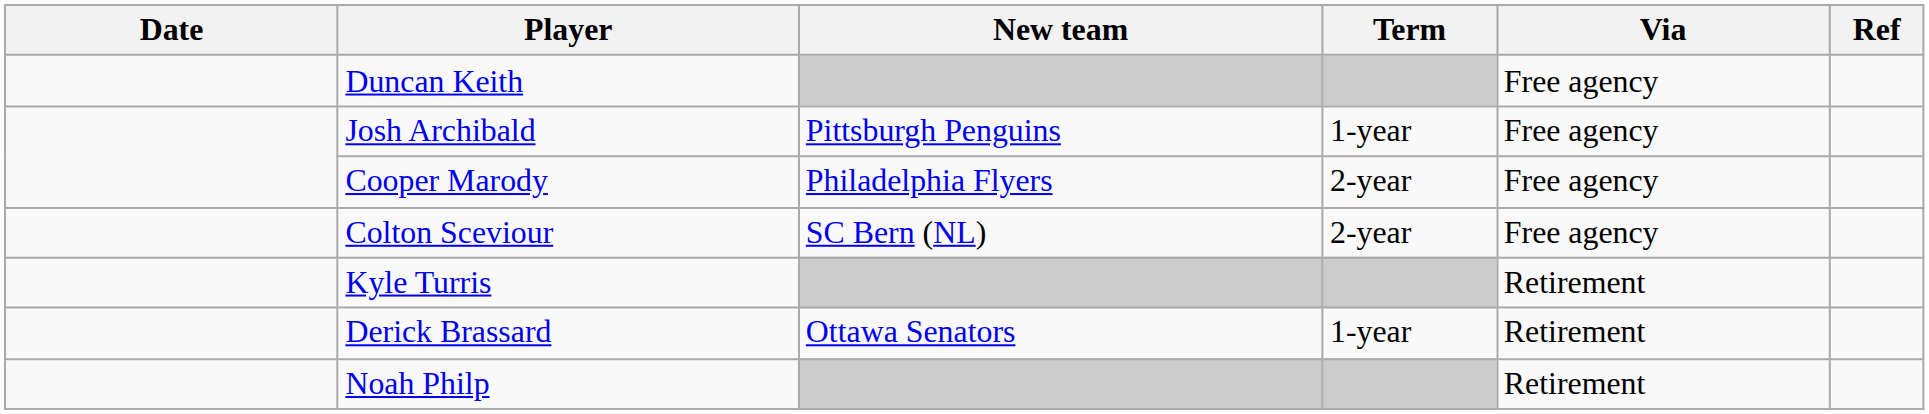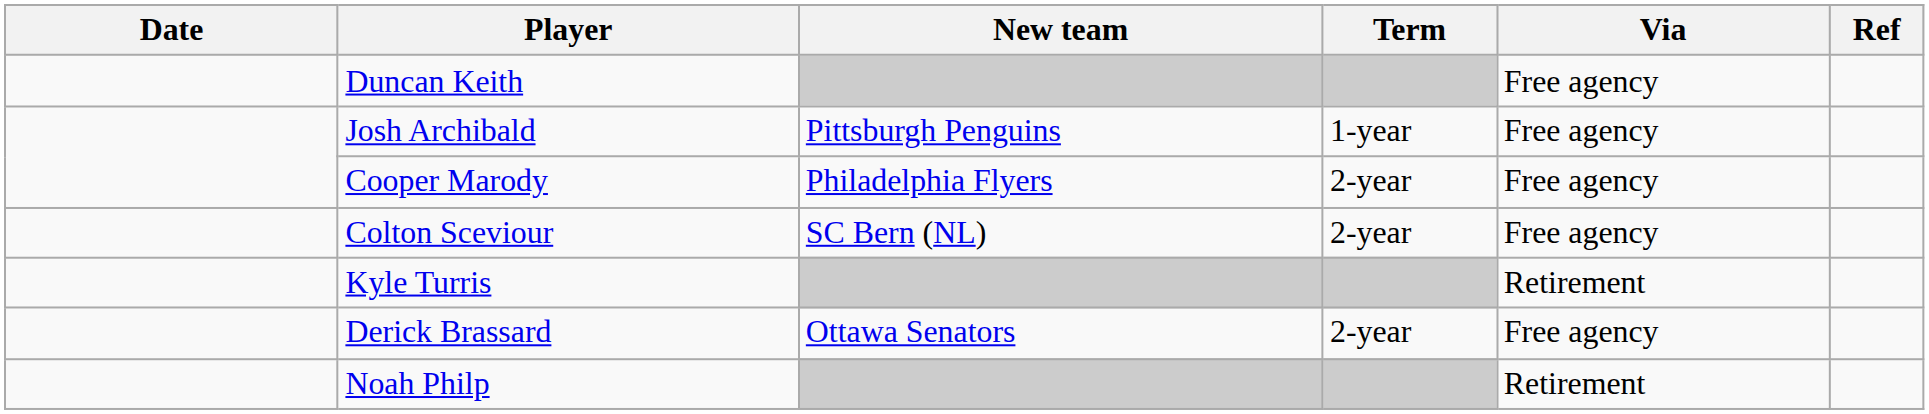(1371, 332) 1-year -> (1371, 332) 2-year
(1575, 332) Retirement -> (1581, 332) Free agency
